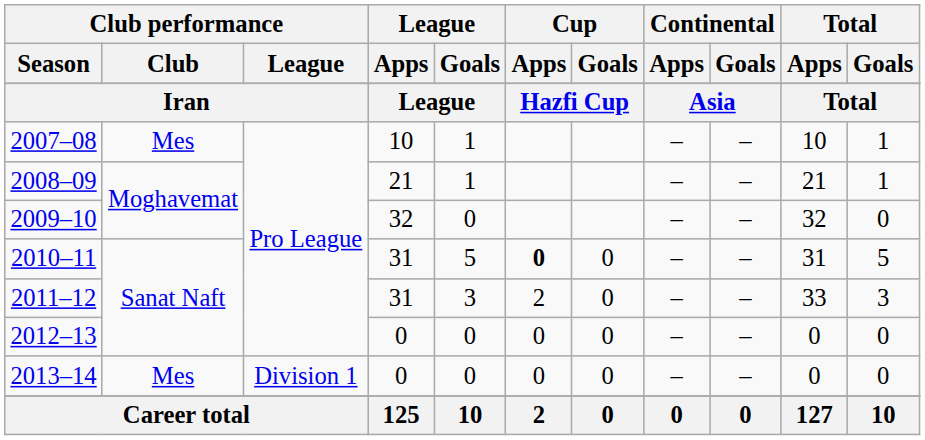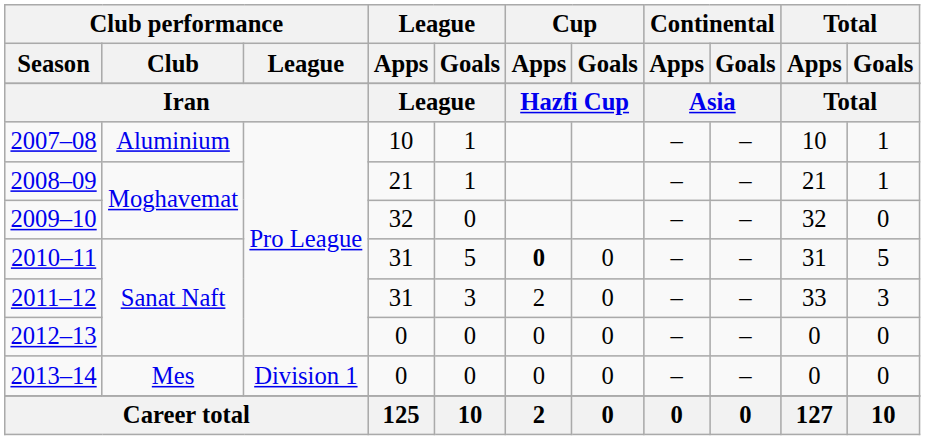(173, 141) Mes -> (173, 141) Aluminium
